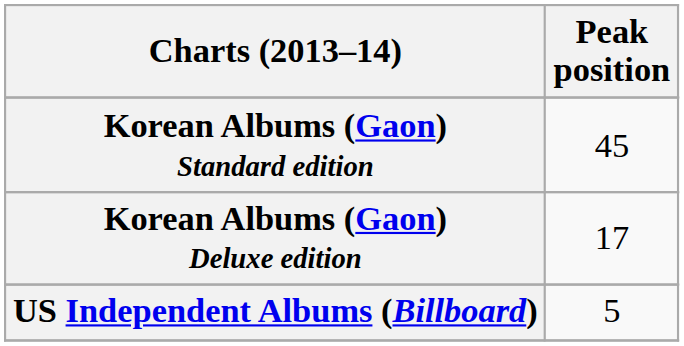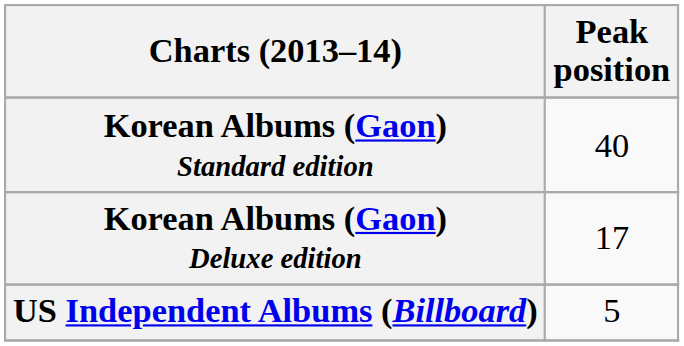(612, 144) 45 -> (612, 144) 40
